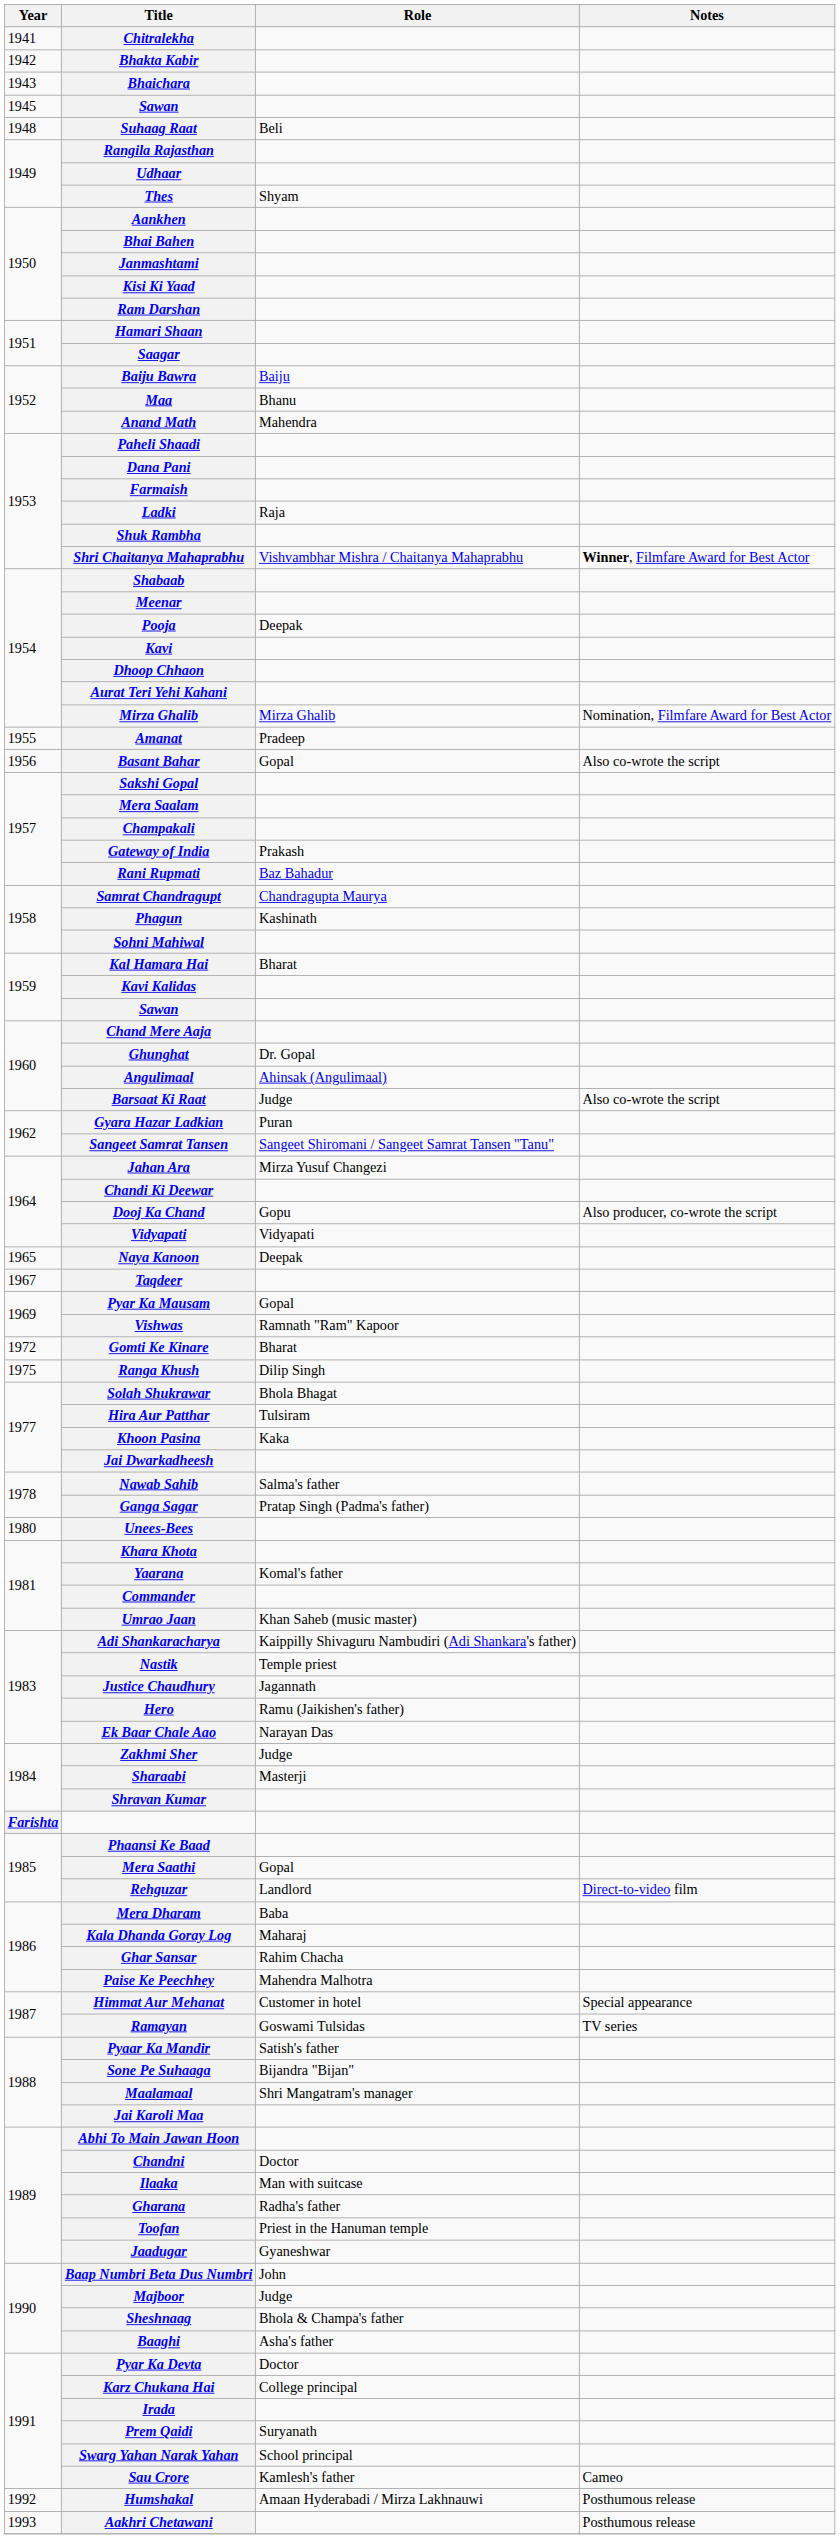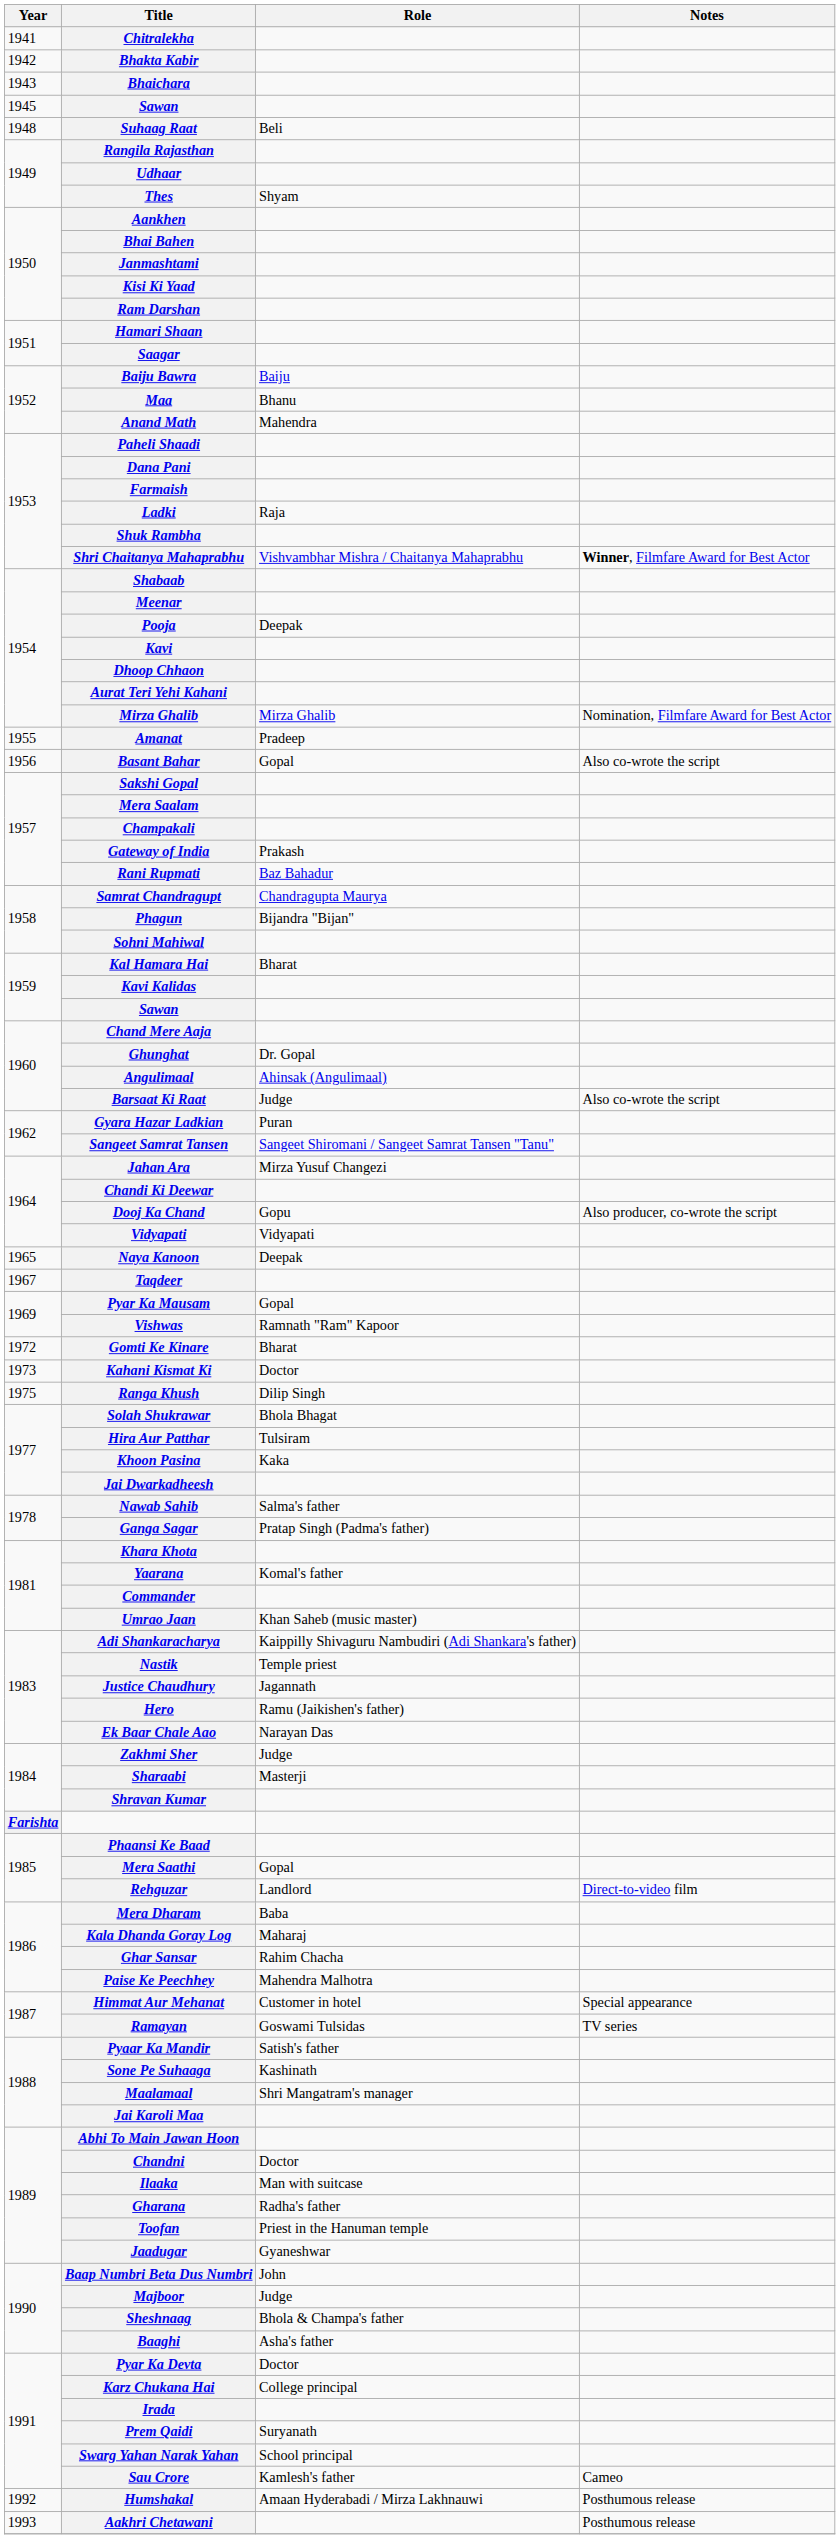(288, 919) Kashinath -> (307, 919) Bijandra "Bijan"
+ row: (22, 1370)
- row: (22, 1528)
(307, 2070) Bijandra "Bijan" -> (288, 2070) Kashinath
